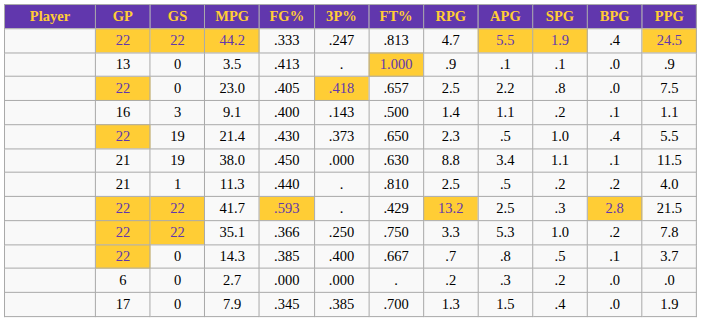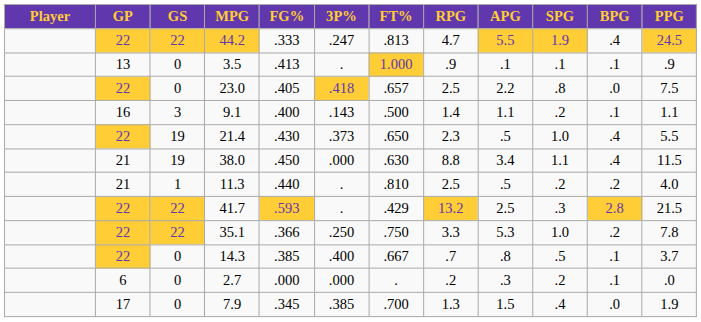(615, 64) .0 -> (615, 64) .1
(615, 160) .1 -> (615, 160) .4
(615, 280) .0 -> (615, 280) .1
